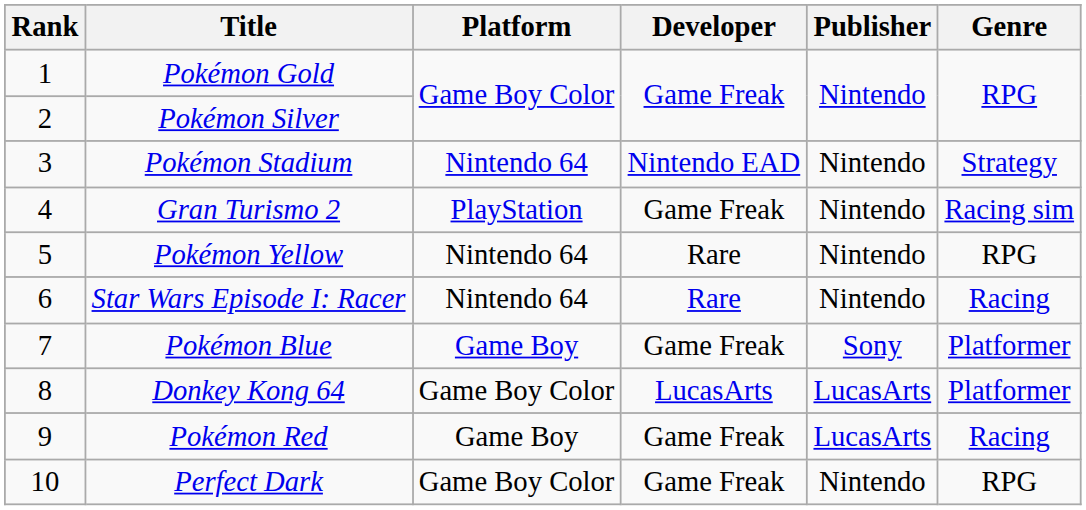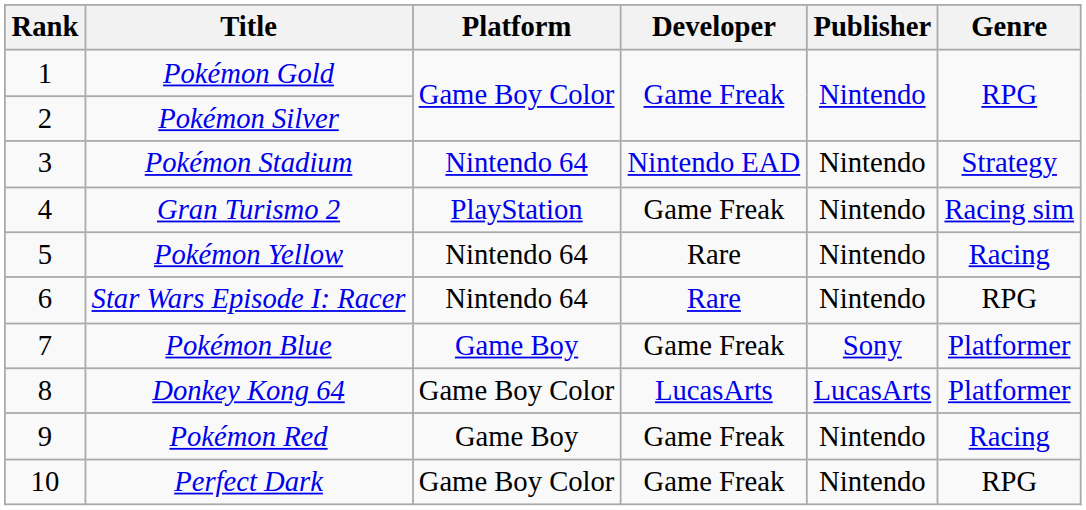(1009, 254) RPG -> (1009, 254) Racing
(1009, 299) Racing -> (1009, 299) RPG
(872, 436) LucasArts -> (872, 436) Nintendo
